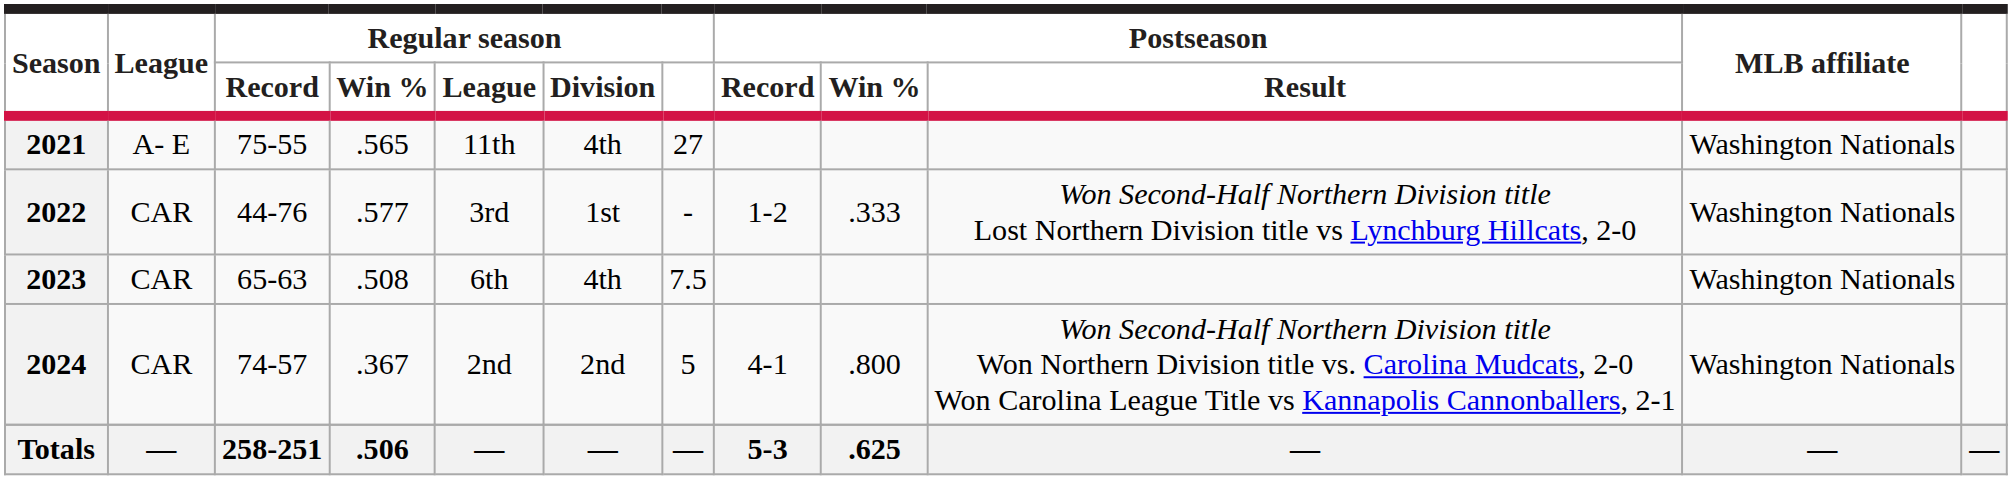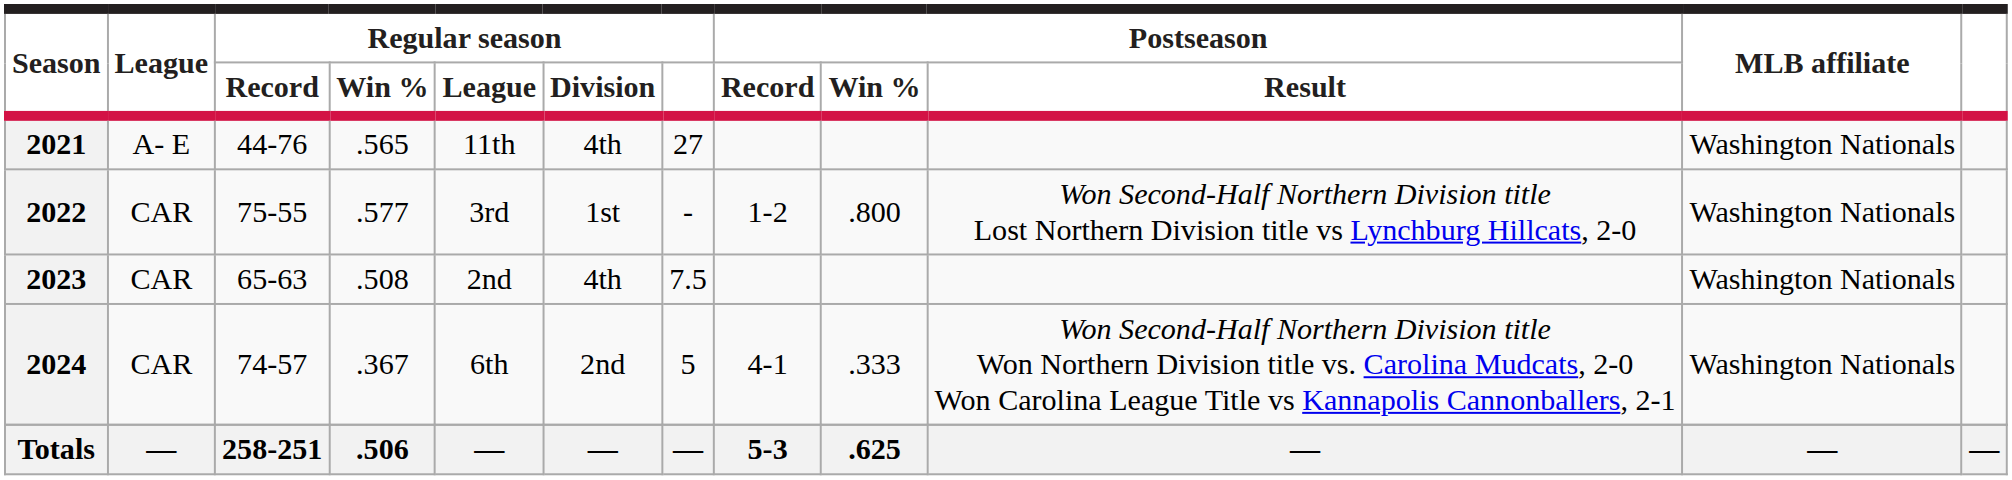(272, 144) 75-55 -> (272, 144) 44-76
(272, 212) 44-76 -> (272, 212) 75-55
(875, 212) .333 -> (875, 212) .800
(489, 279) 6th -> (489, 279) 2nd
(489, 364) 2nd -> (489, 364) 6th
(875, 364) .800 -> (875, 364) .333
